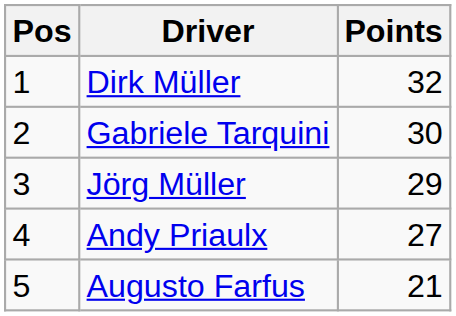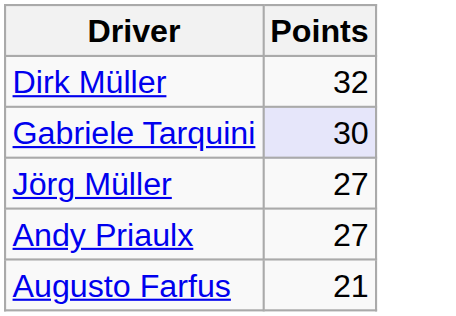- column: (42, 31)
(425, 133) no background -> (351, 133) lavender background
(425, 184) 29 -> (351, 184) 27
